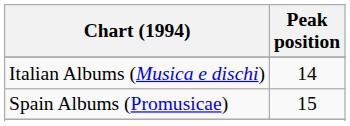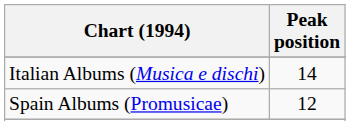(307, 103) 15 -> (307, 103) 12
